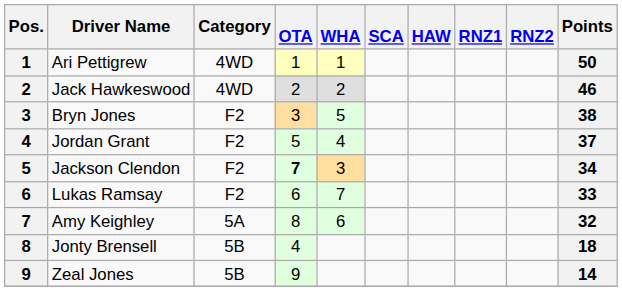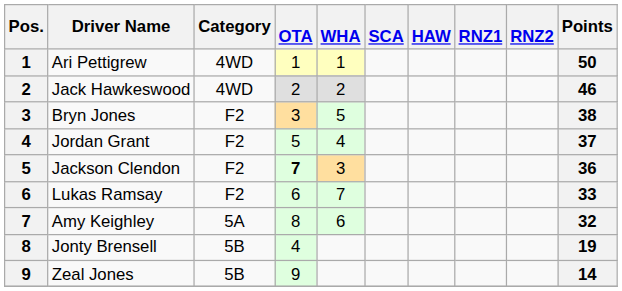(587, 168) 34 -> (587, 168) 36
(587, 247) 18 -> (587, 247) 19
